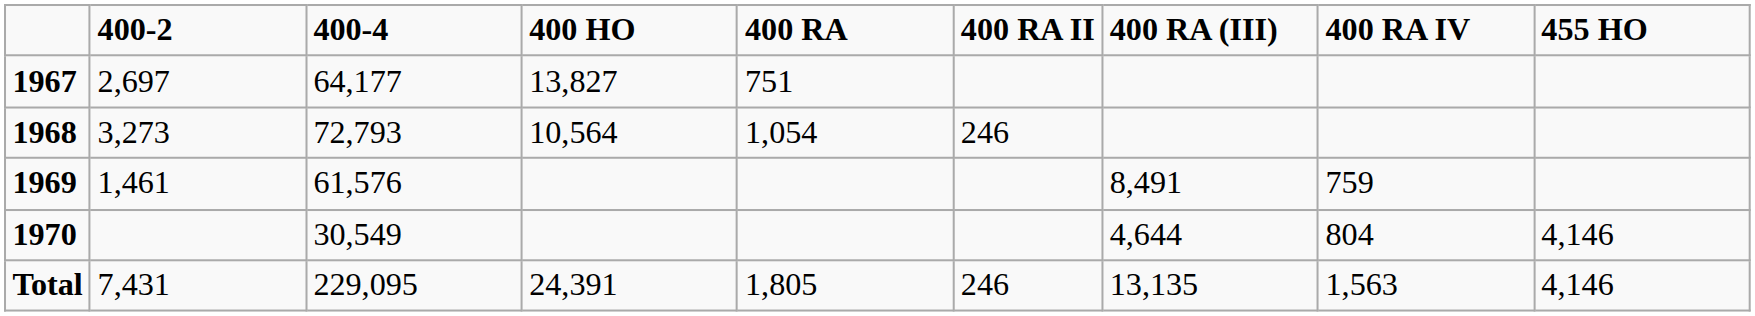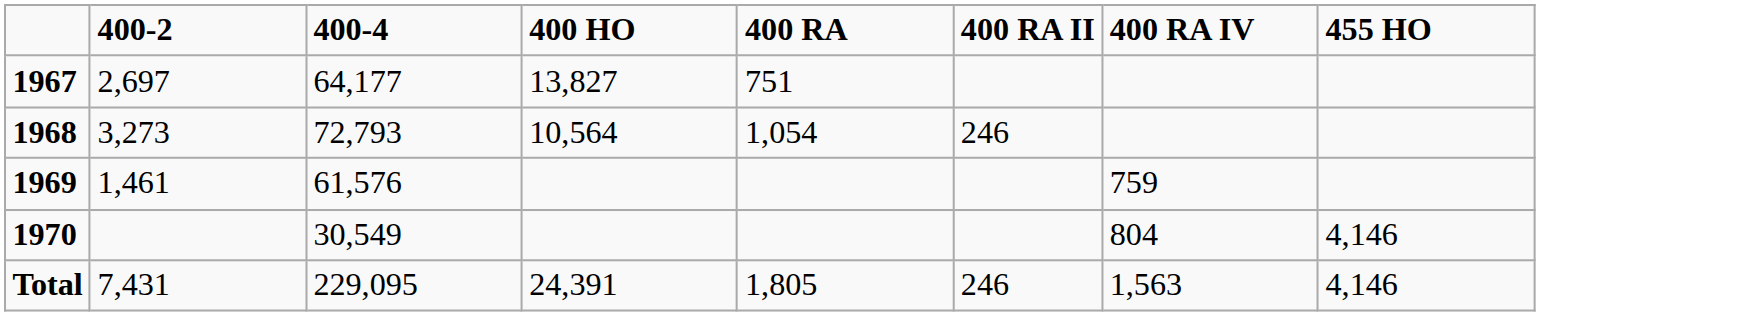- column: (1194, 30)
